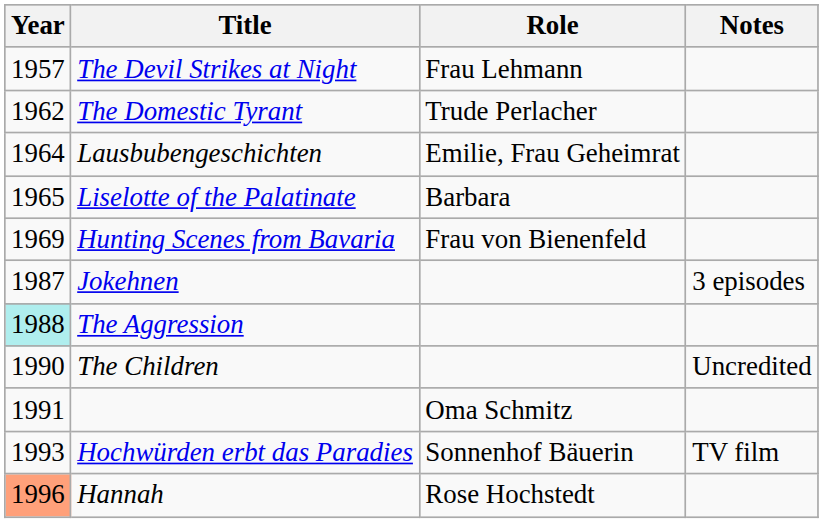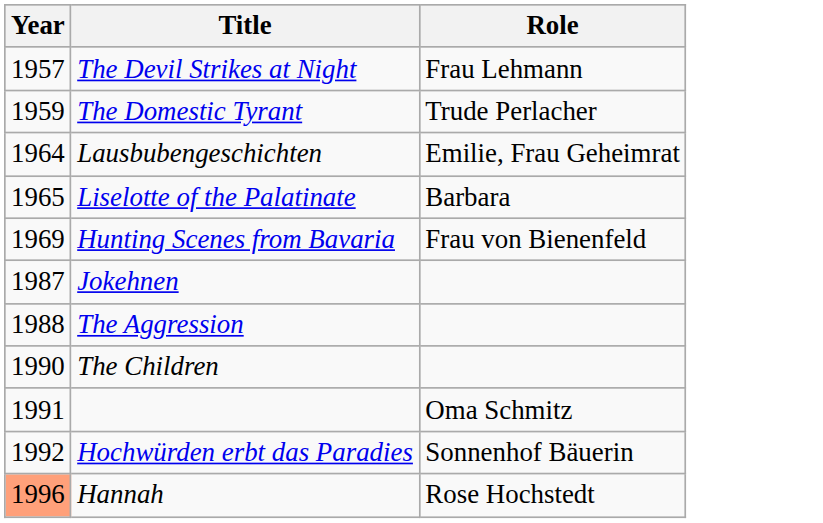- column: (752, 25)
(38, 111) 1962 -> (38, 111) 1959
(38, 324) paleturquoise background -> (38, 324) no background
(38, 452) 1993 -> (38, 452) 1992
